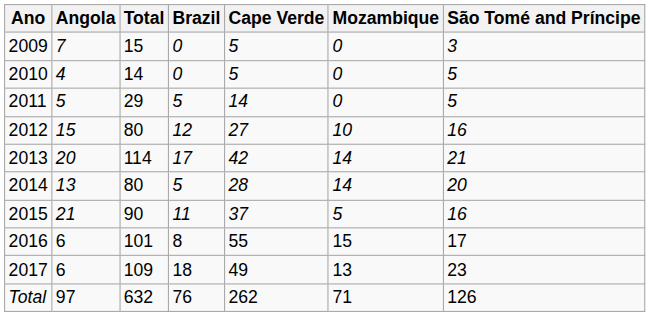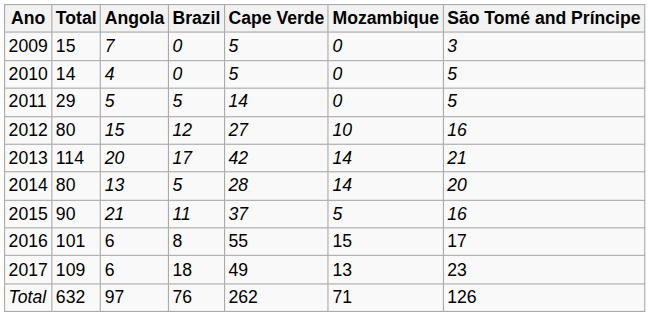columns swapped: (144, 18) <-> (86, 18)
